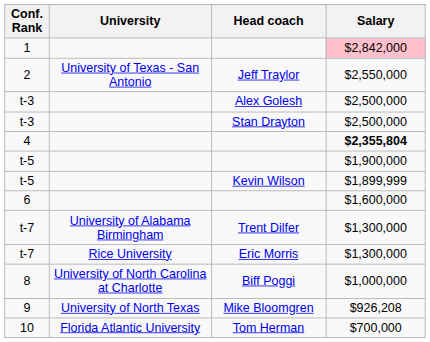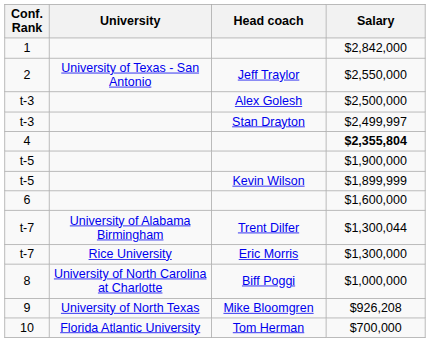(376, 48) pink background -> (376, 48) no background
(376, 121) $2,500,000 -> (376, 121) $2,499,997
(376, 227) $1,300,000 -> (376, 227) $1,300,044
